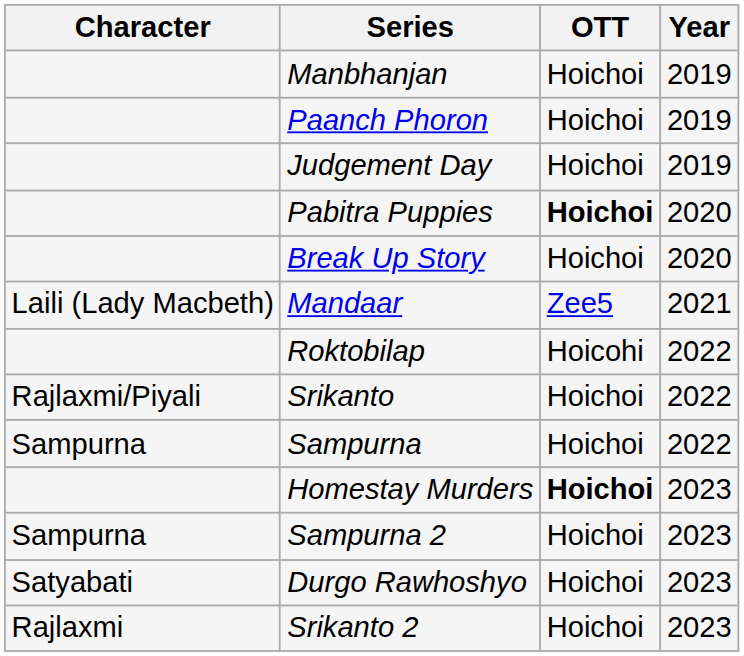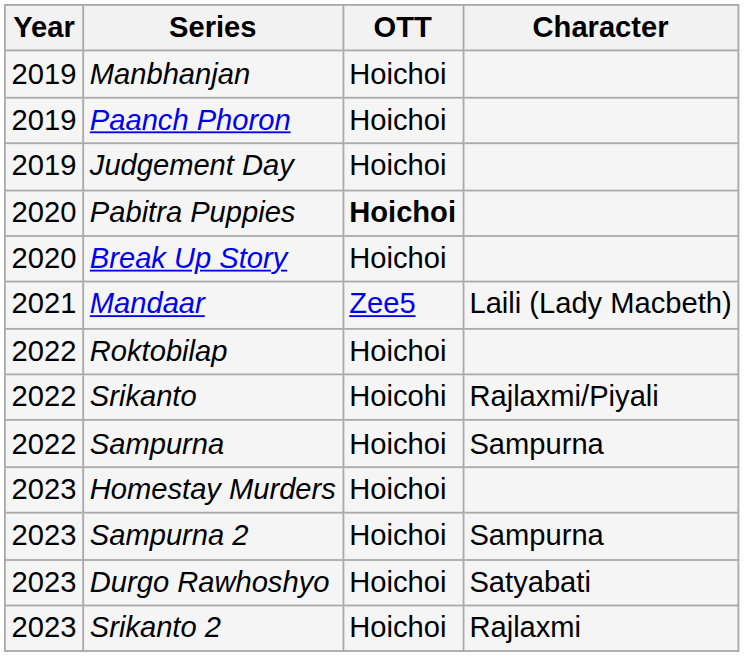columns swapped: (699, 27) <-> (143, 27)
(595, 350) Hoicohi -> (398, 350) Hoichoi
(595, 397) Hoichoi -> (398, 397) Hoicohi
(600, 489) bold -> (398, 489) normal
